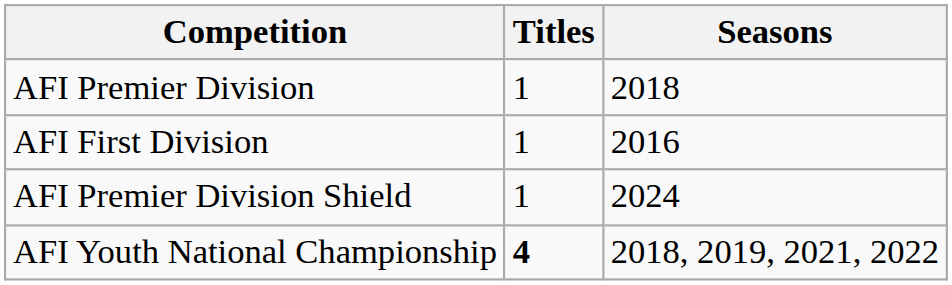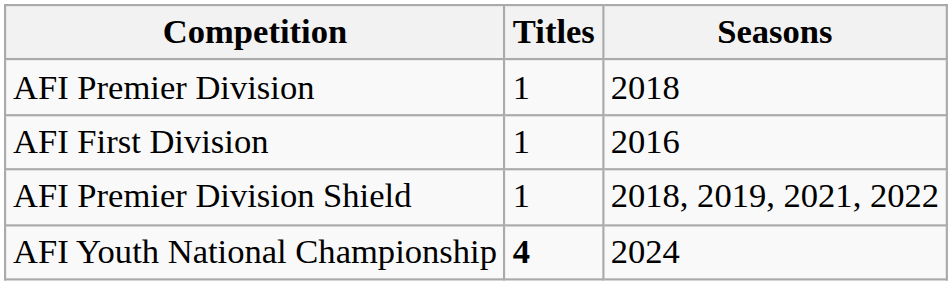(645, 196) 2024 -> (775, 196) 2018, 2019, 2021, 2022
(775, 251) 2018, 2019, 2021, 2022 -> (645, 251) 2024
